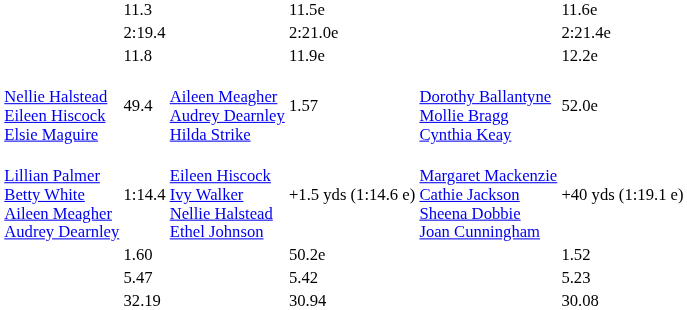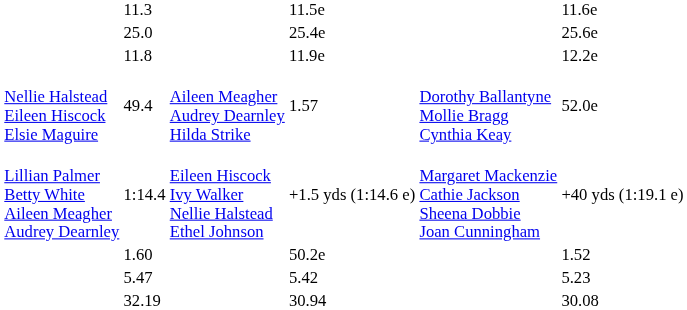+ row: (138, 32)
- row: (145, 32)
